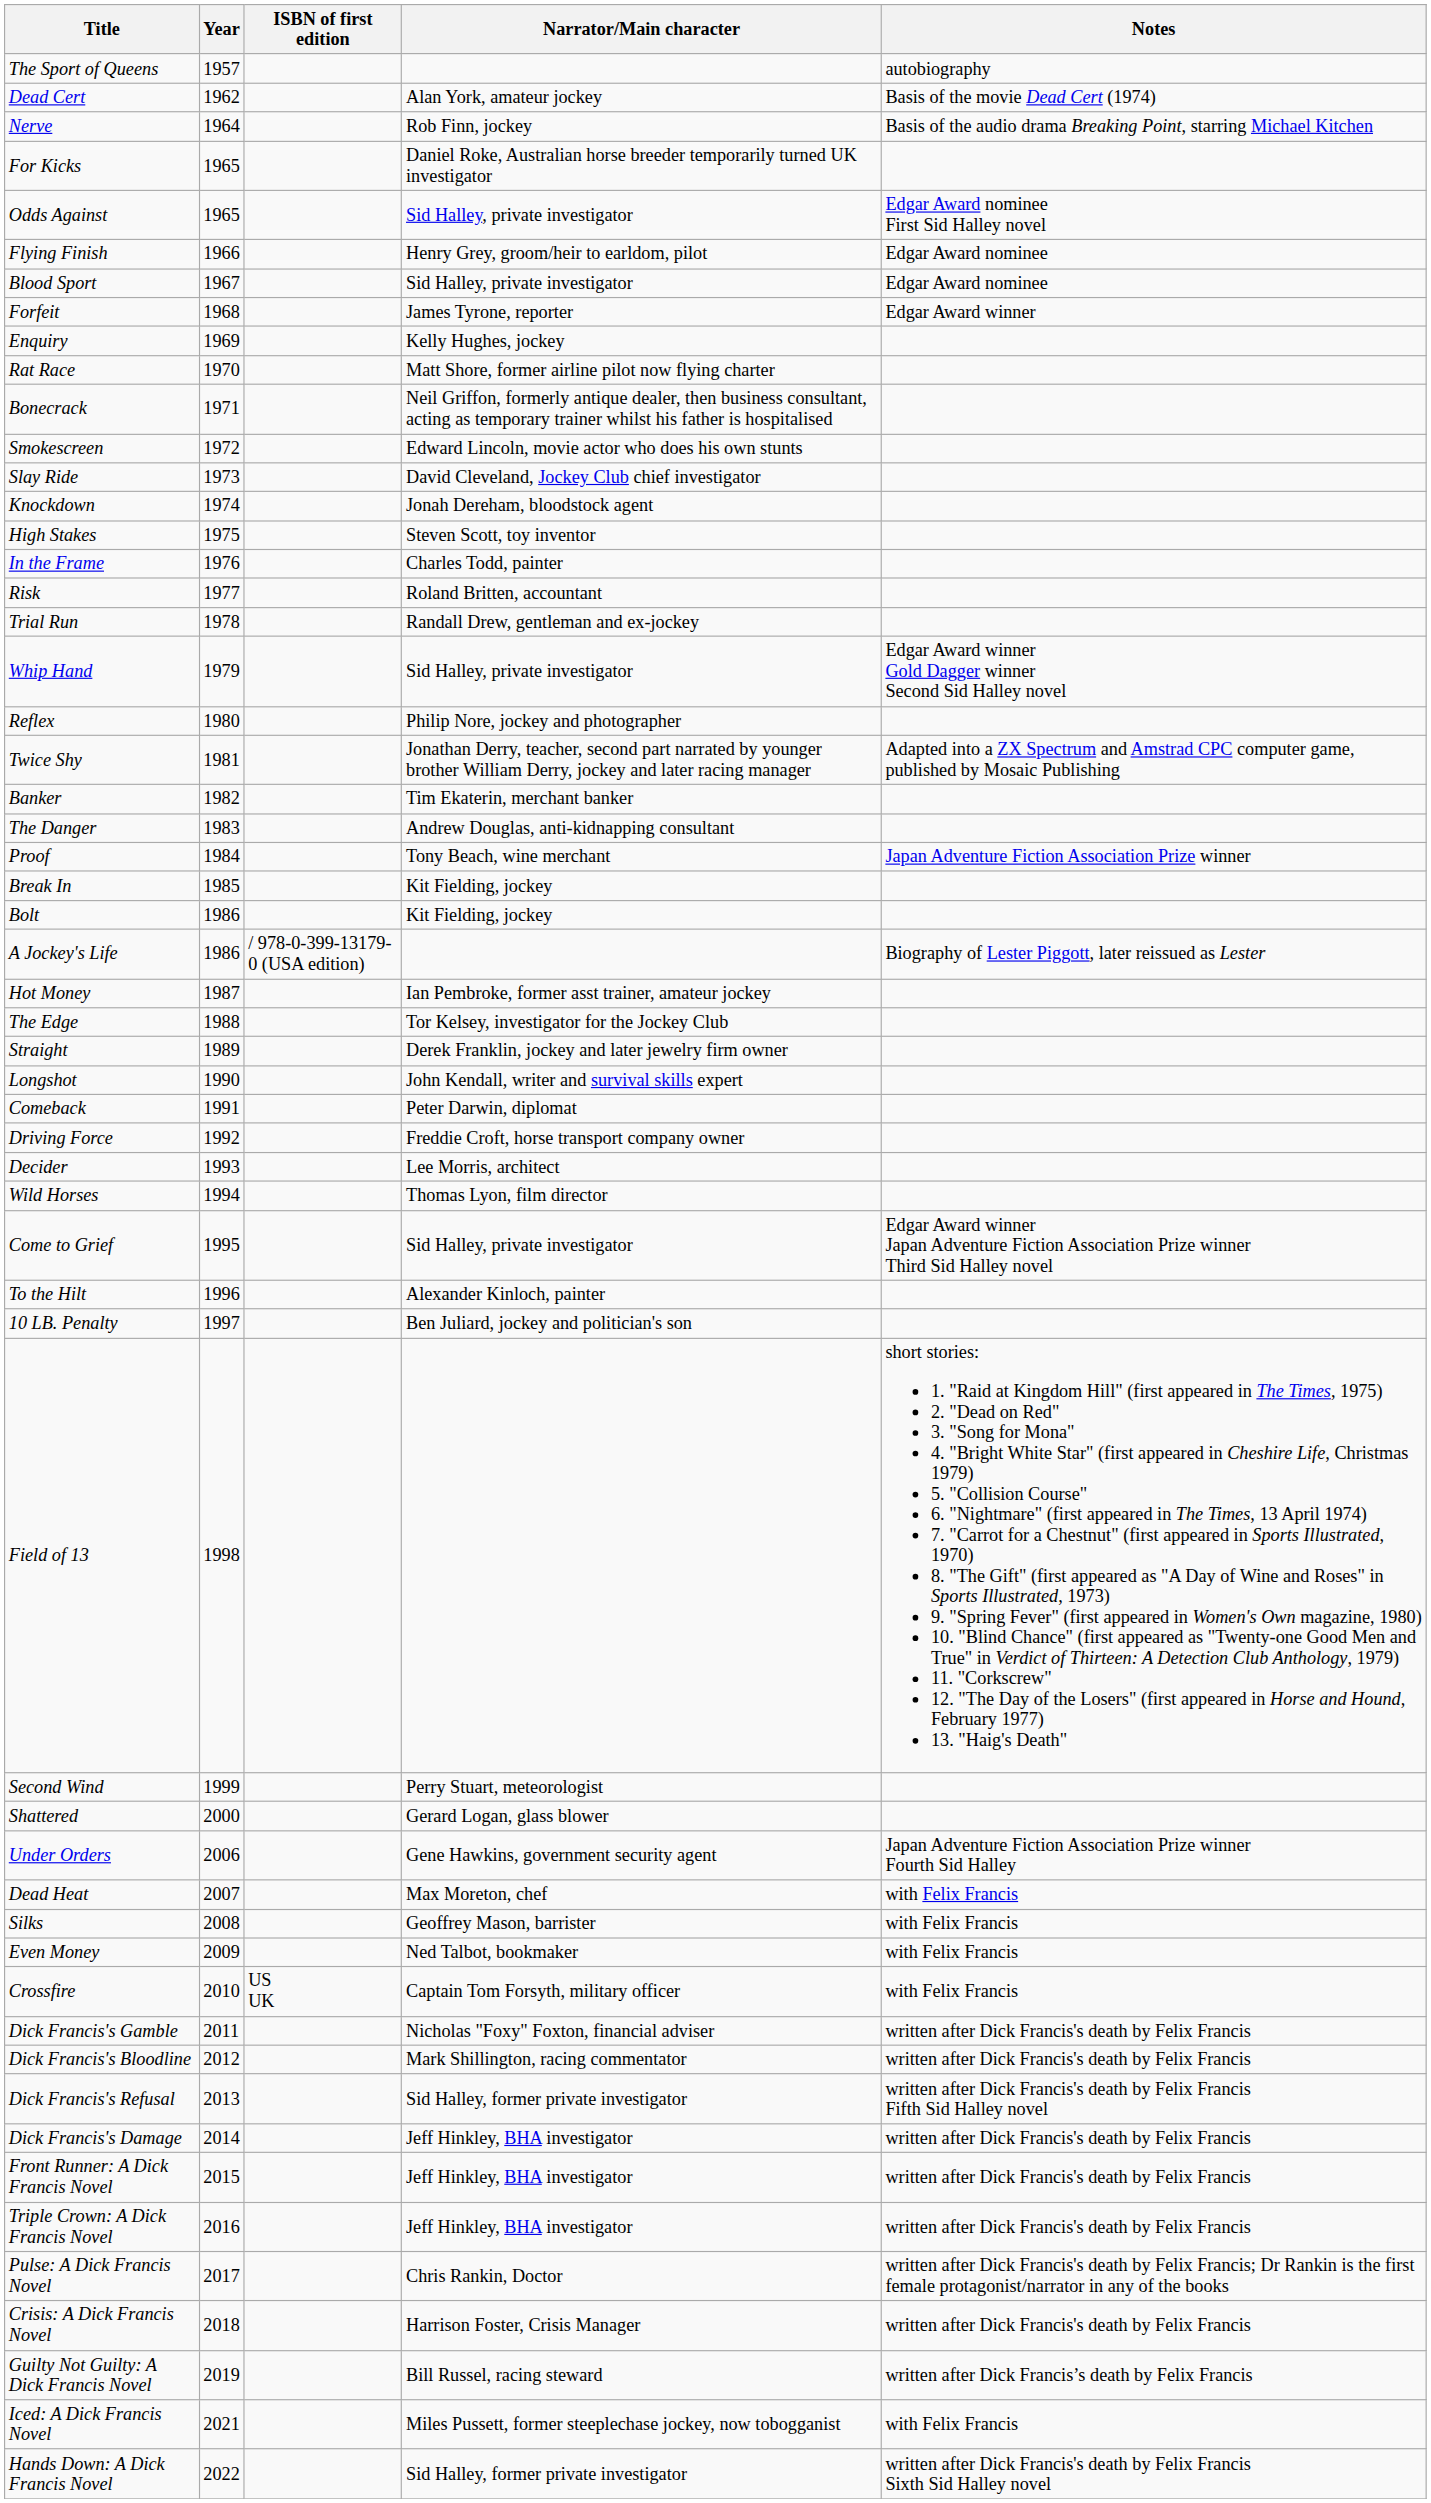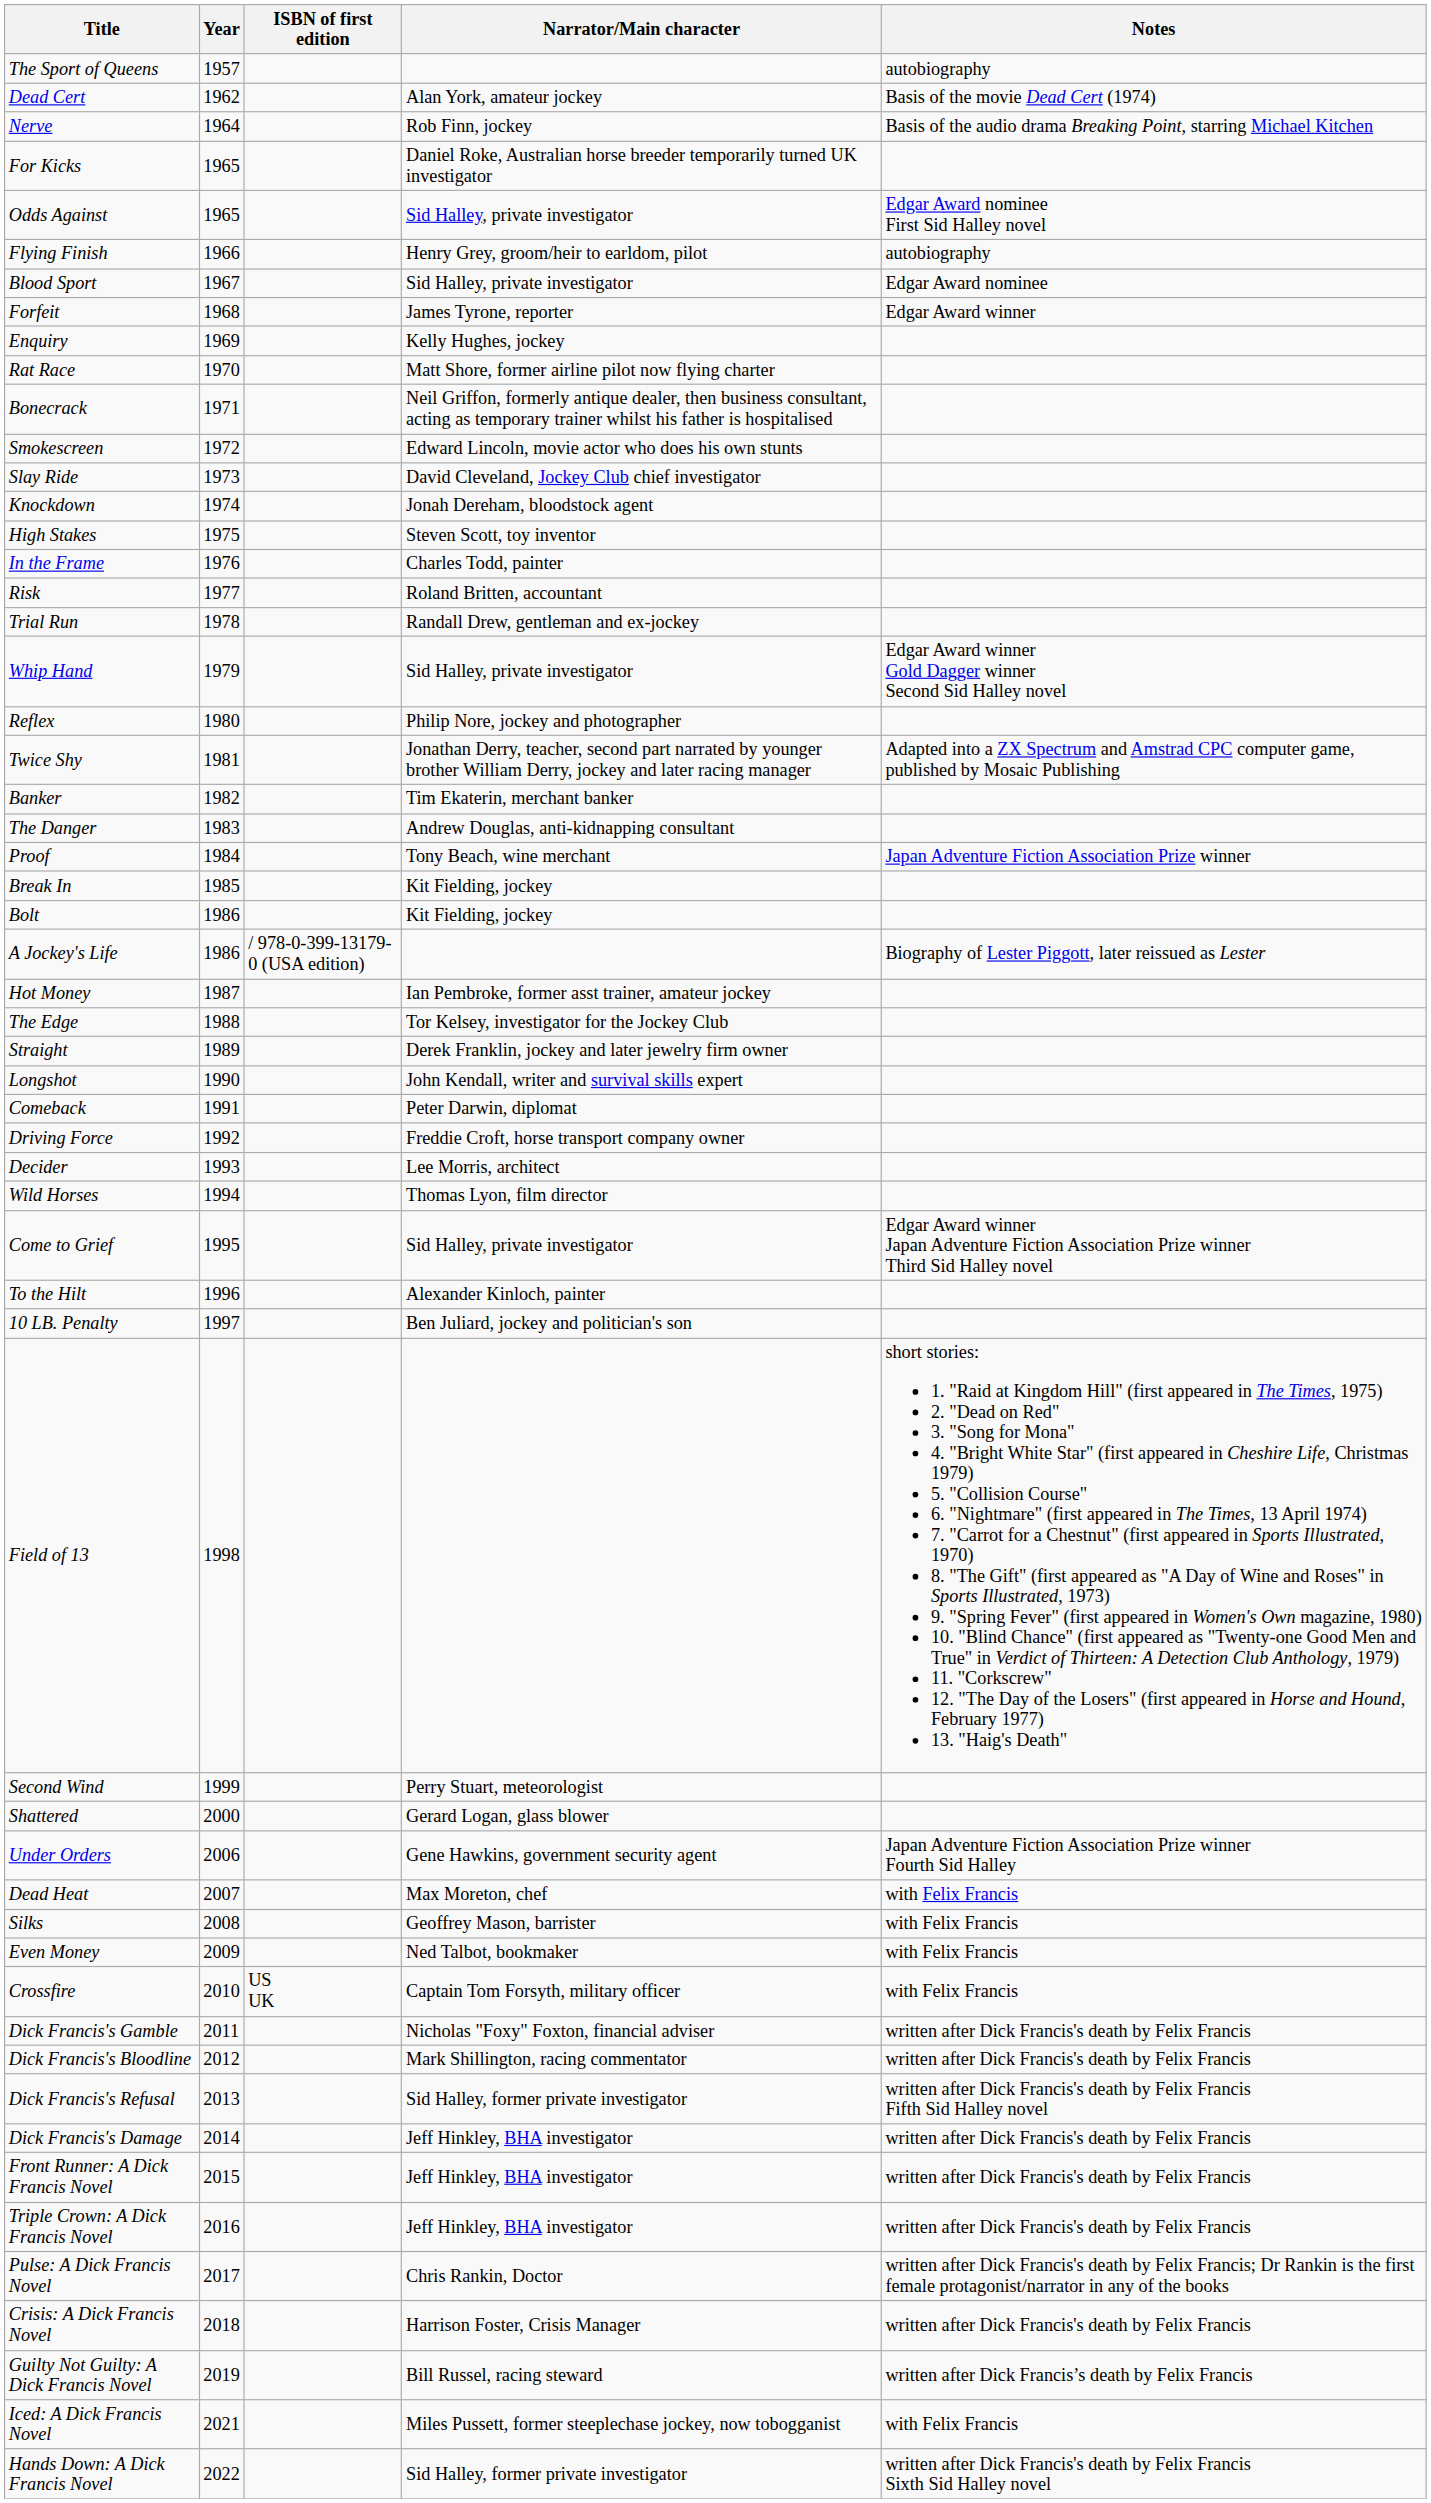(967, 254) Edgar Award nominee -> (938, 254) autobiography
